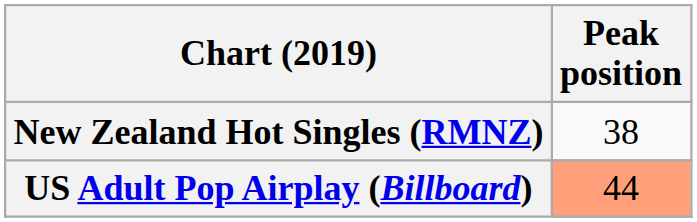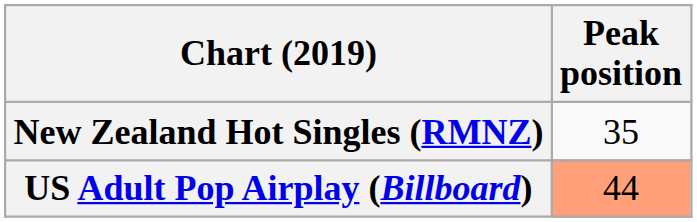(621, 130) 38 -> (621, 130) 35
